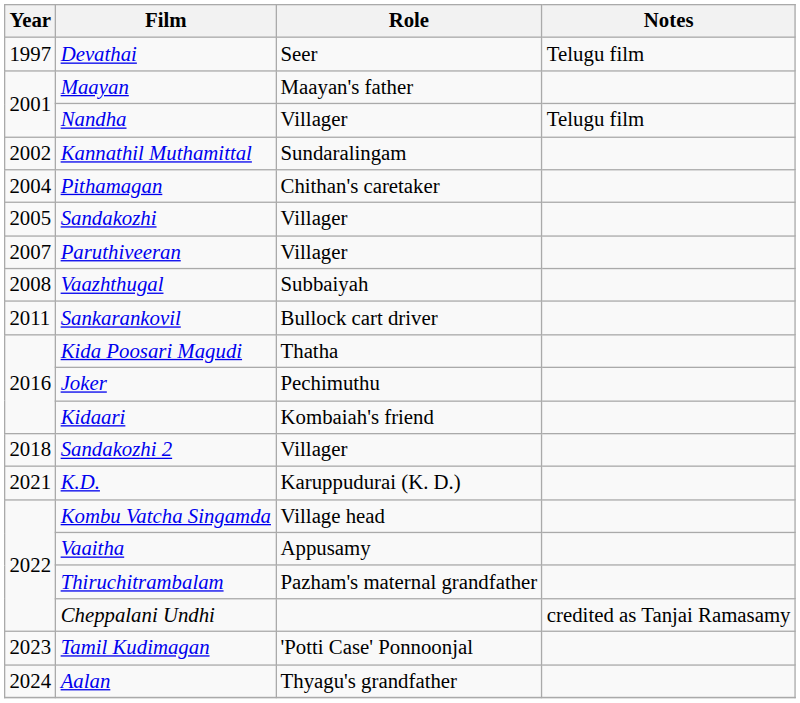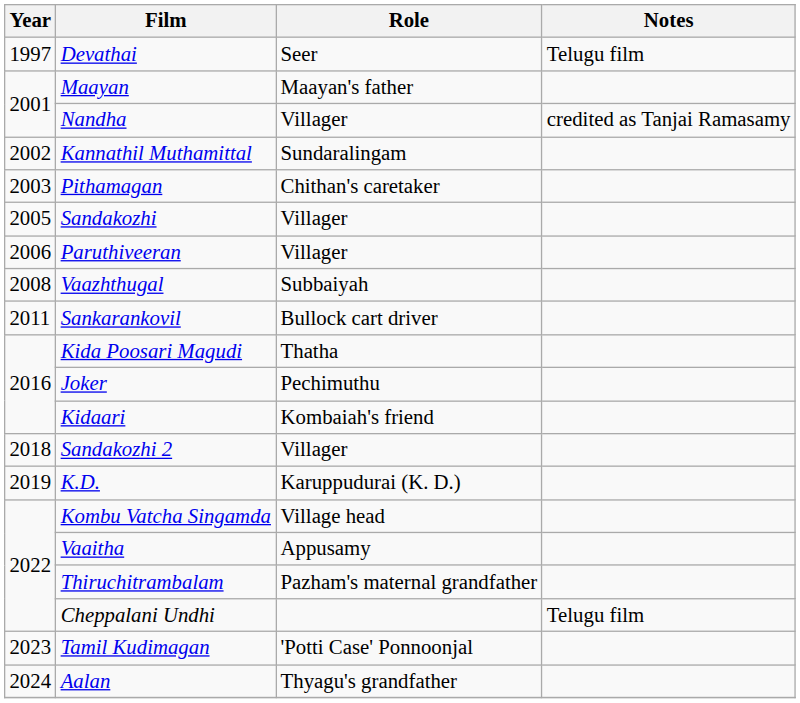(595, 119) Telugu film -> (669, 119) credited as Tanjai Ramasamy
(30, 185) 2004 -> (30, 185) 2003
(30, 251) 2007 -> (30, 251) 2006
(30, 482) 2021 -> (30, 482) 2019
(669, 614) credited as Tanjai Ramasamy -> (595, 614) Telugu film
